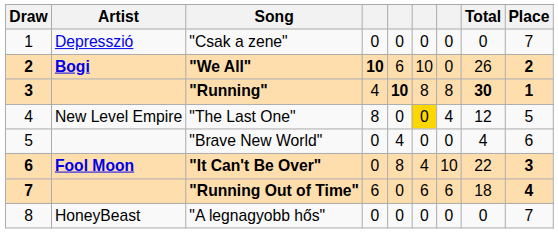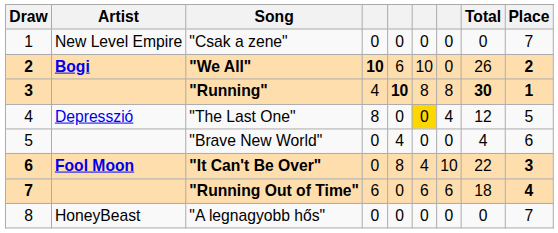(94, 41) Depresszió -> (119, 41) New Level Empire
(119, 116) New Level Empire -> (94, 116) Depresszió
